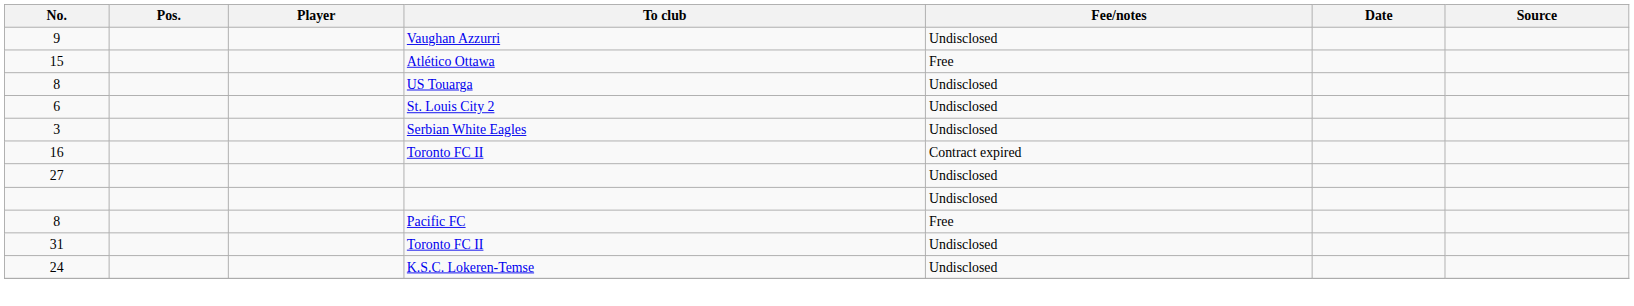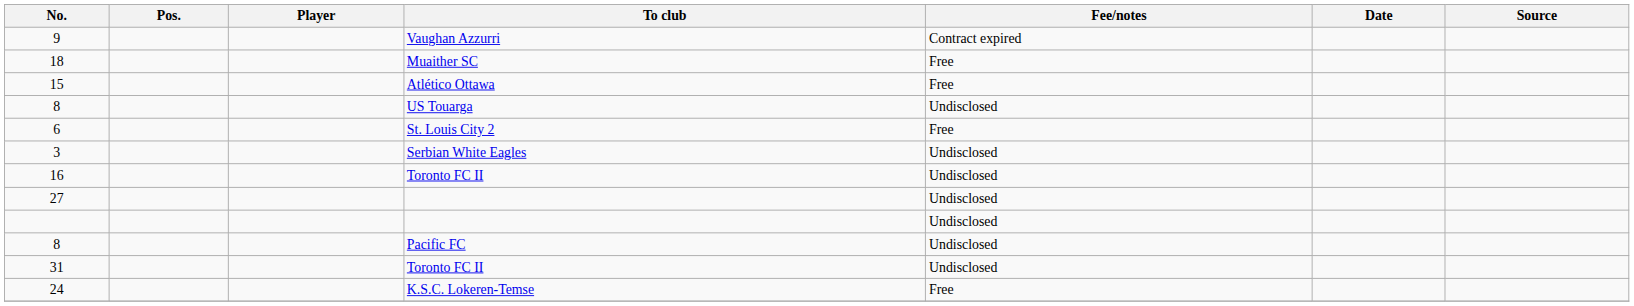(963, 38) Undisclosed -> (975, 38) Contract expired
+ row: (57, 61)
(963, 107) Undisclosed -> (941, 130) Free
(975, 152) Contract expired -> (963, 175) Undisclosed
(941, 221) Free -> (963, 244) Undisclosed
(963, 266) Undisclosed -> (941, 289) Free
